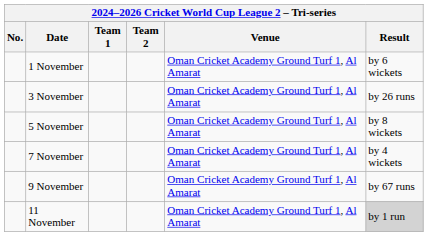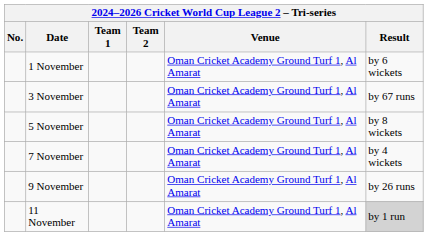(392, 96) by 26 runs -> (392, 96) by 67 runs
(392, 186) by 67 runs -> (392, 186) by 26 runs
